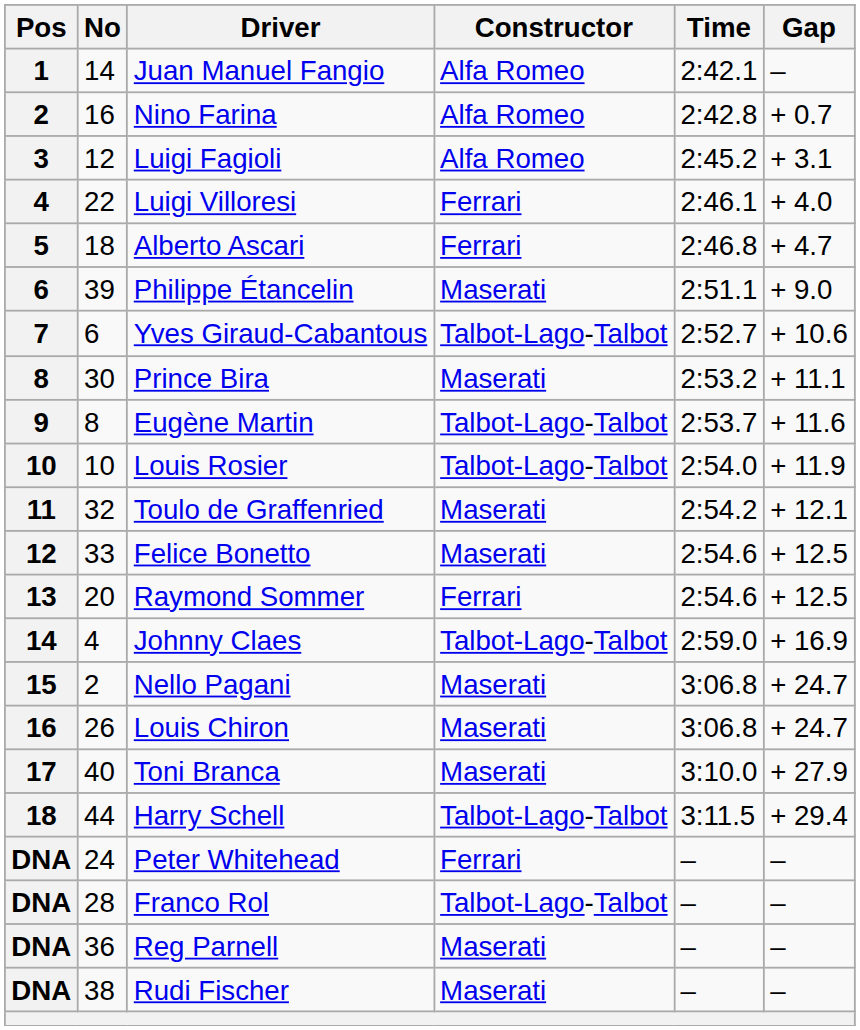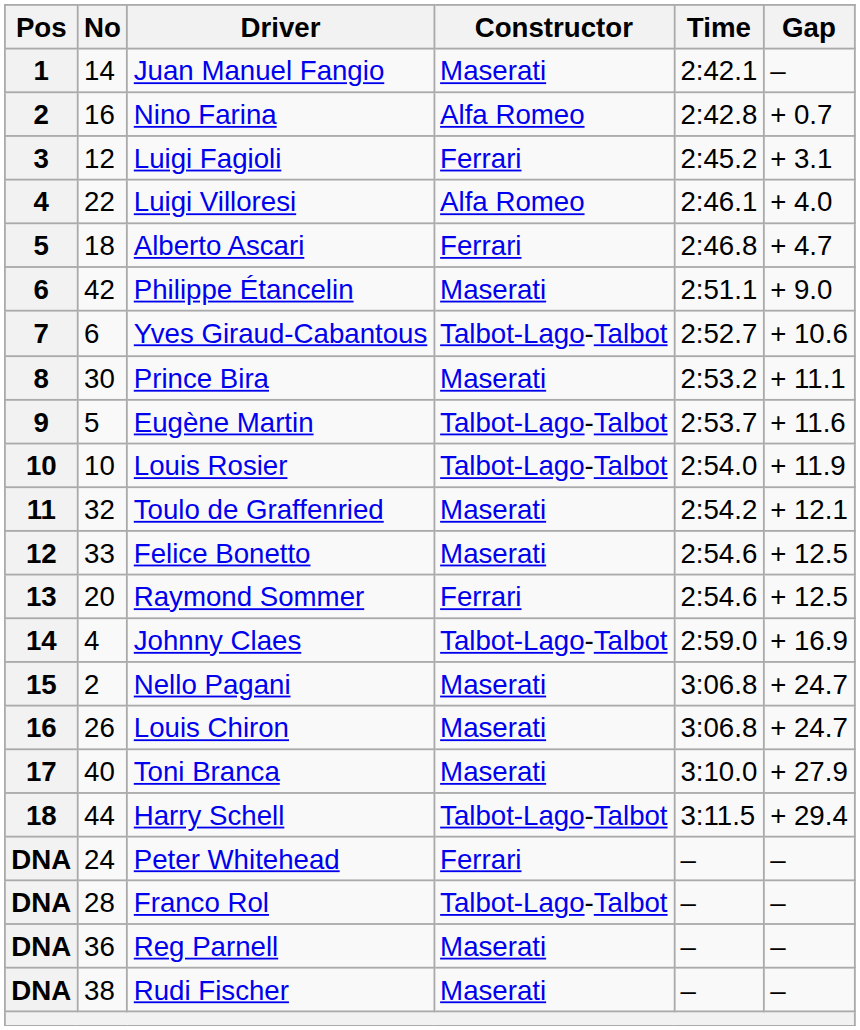(512, 71) Alfa Romeo -> (493, 71) Maserati
(512, 158) Alfa Romeo -> (481, 158) Ferrari
(481, 202) Ferrari -> (512, 202) Alfa Romeo
(99, 290) 39 -> (99, 290) 42
(92, 421) 8 -> (92, 421) 5
